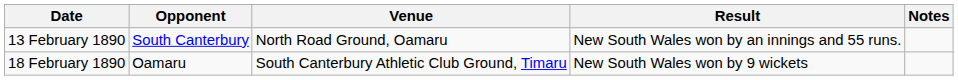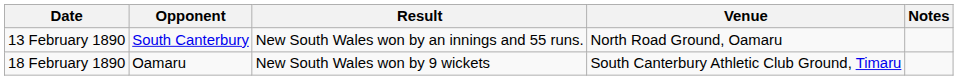columns swapped: (411, 16) <-> (737, 16)
